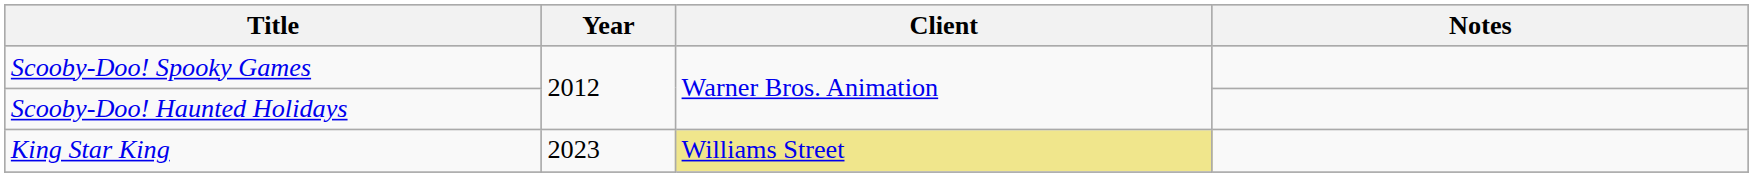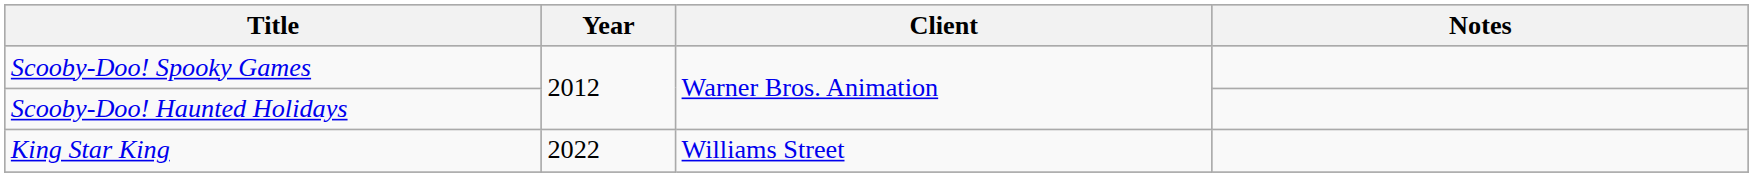(574, 150) 2023 -> (574, 150) 2022
(763, 150) khaki background -> (763, 150) no background
